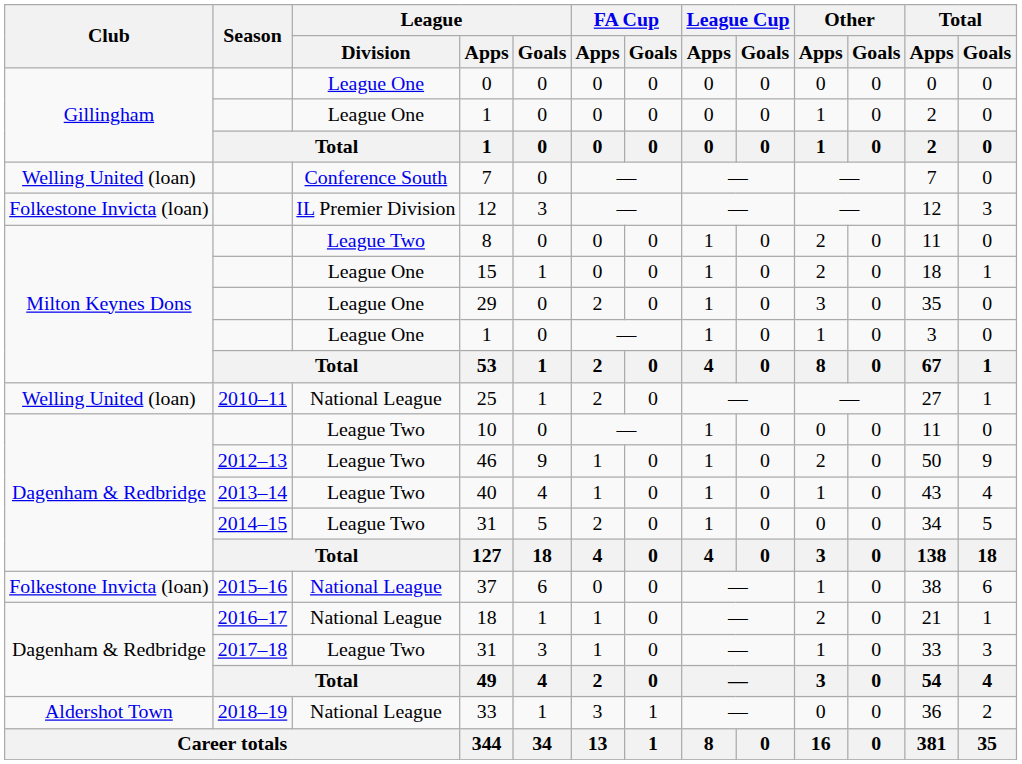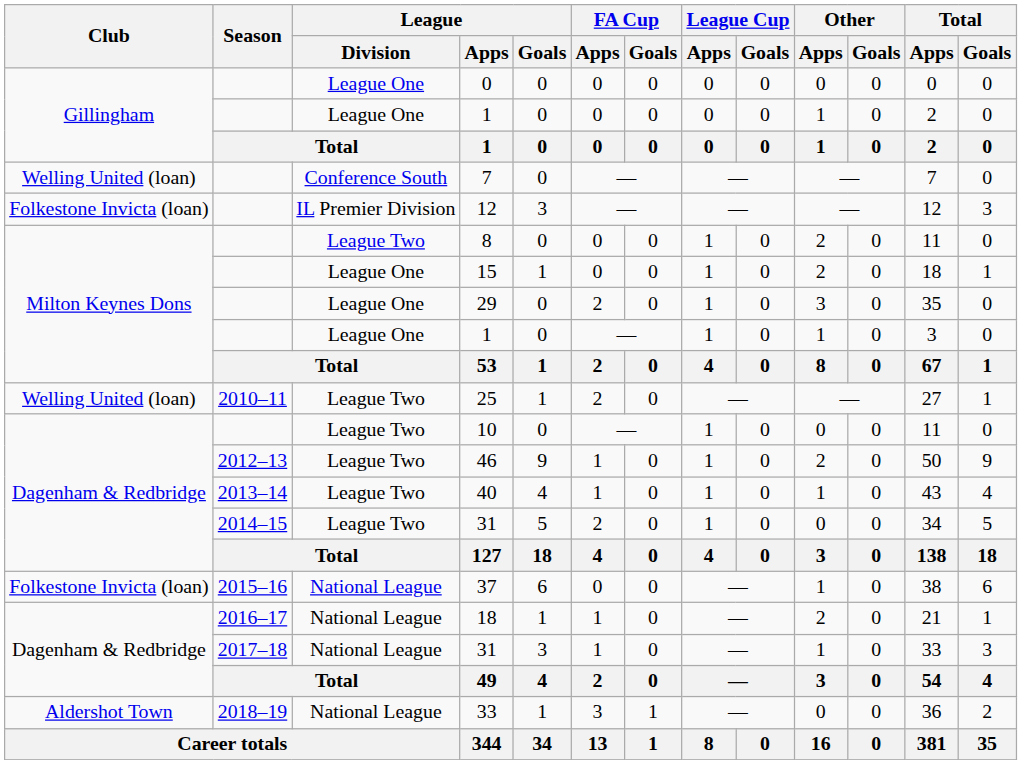(376, 397) National League -> (376, 397) League Two
(376, 649) League Two -> (376, 649) National League
